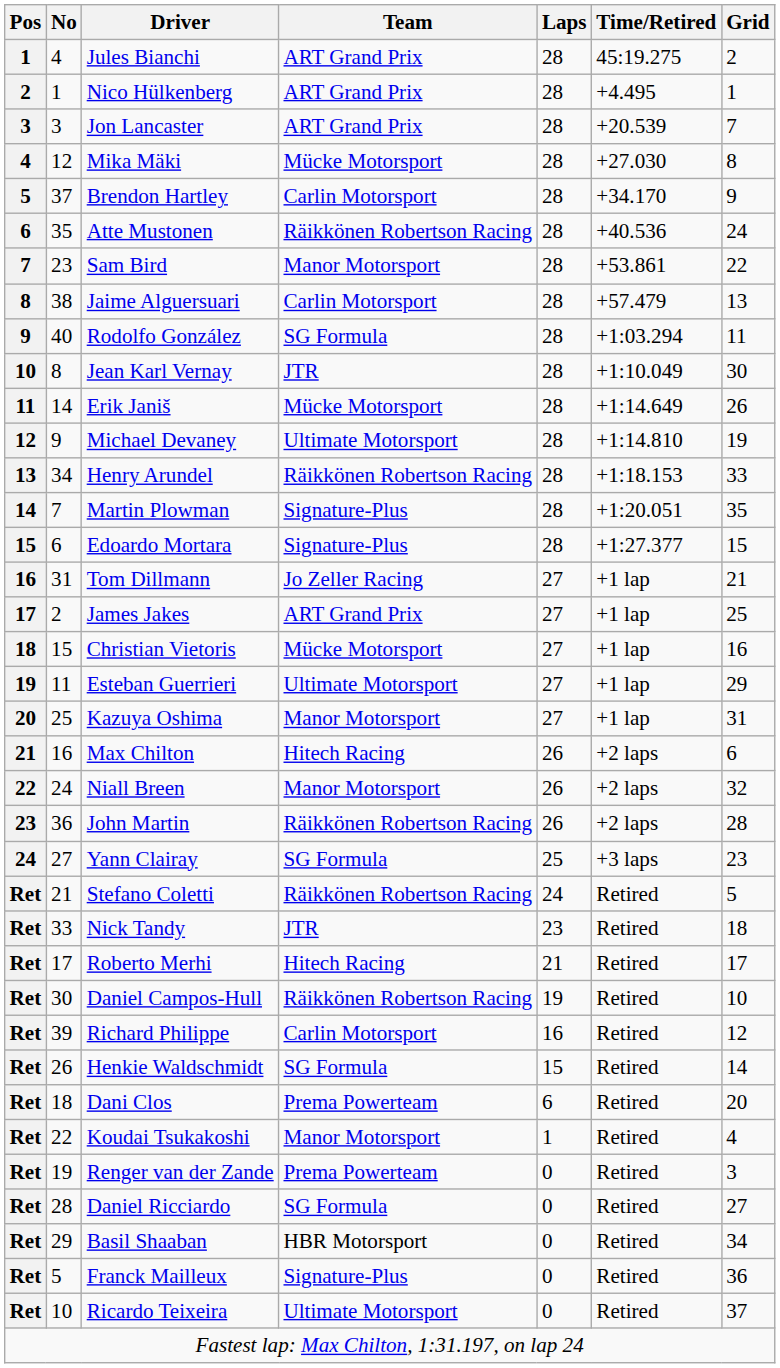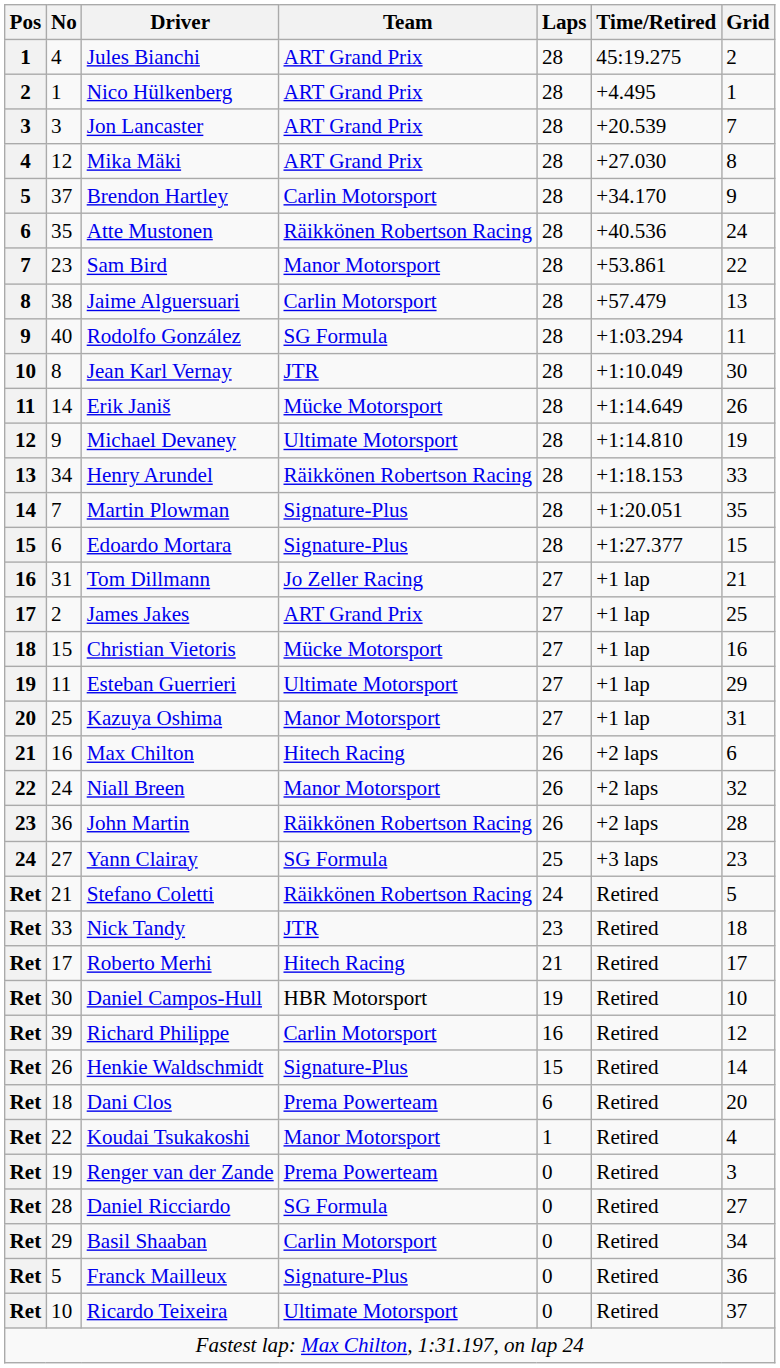(363, 161) Mücke Motorsport -> (353, 161) ART Grand Prix
(408, 997) Räikkönen Robertson Racing -> (355, 997) HBR Motorsport
(335, 1067) SG Formula -> (346, 1067) Signature-Plus
(355, 1241) HBR Motorsport -> (360, 1241) Carlin Motorsport
